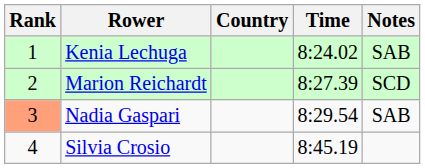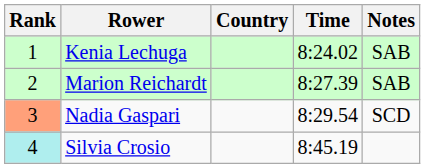(391, 83) SCD -> (391, 83) SAB
(391, 115) SAB -> (391, 115) SCD
(33, 147) no background -> (33, 147) paleturquoise background
